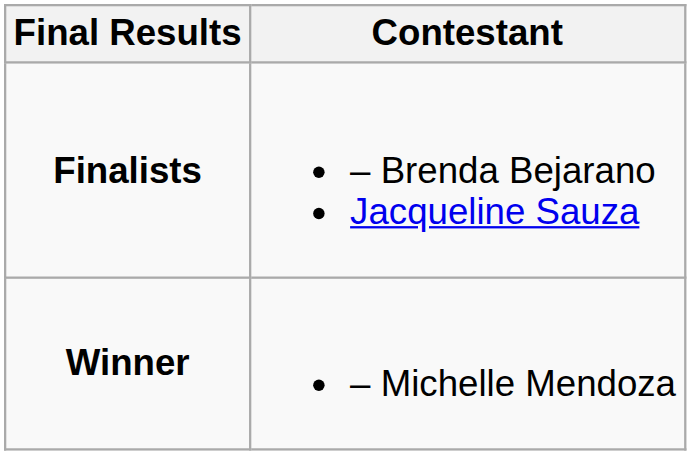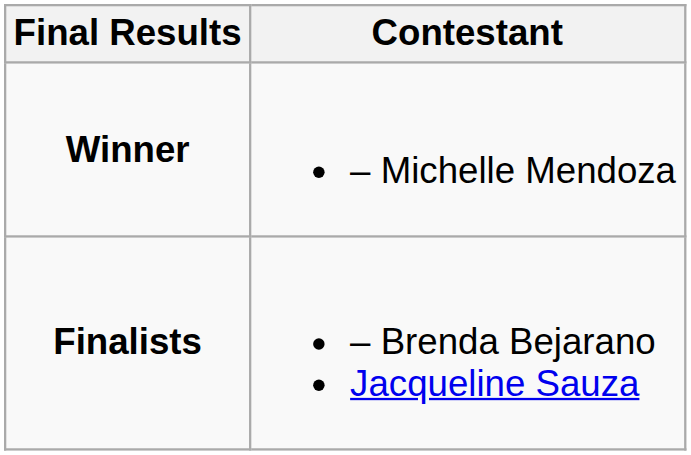rows swapped: (128, 362) <-> (128, 169)
